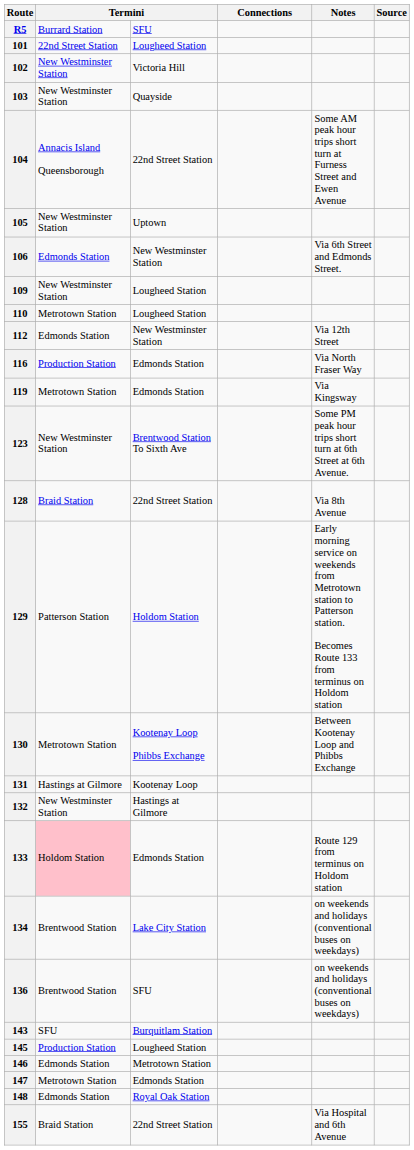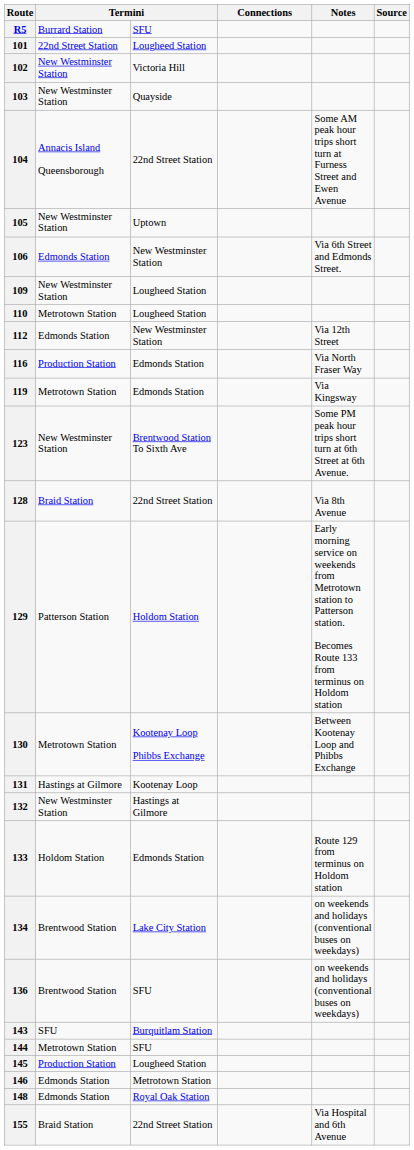(71, 858) pink background -> (71, 858) no background
+ row: (20, 1047)
- row: (20, 1080)
